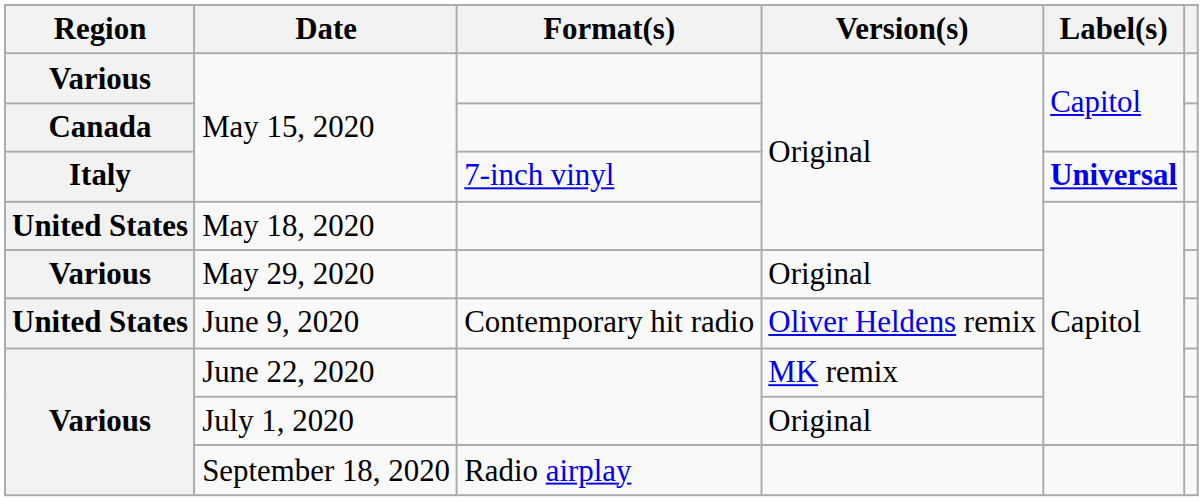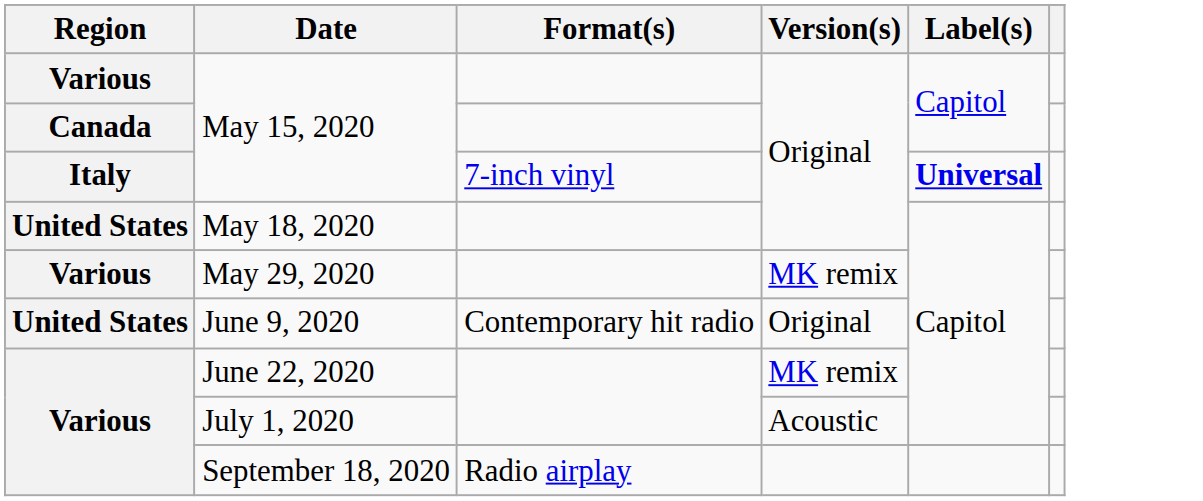(820, 273) Original -> (833, 273) MK remix
(902, 322) Oliver Heldens remix -> (820, 322) Original
(820, 420) Original -> (823, 420) Acoustic
